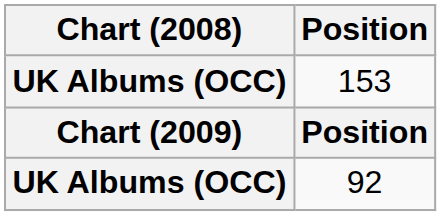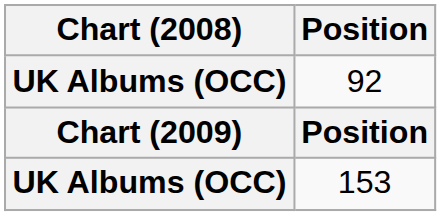rows swapped: (365, 81) <-> (365, 183)
